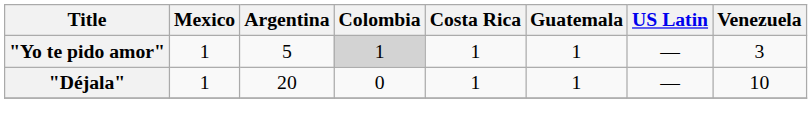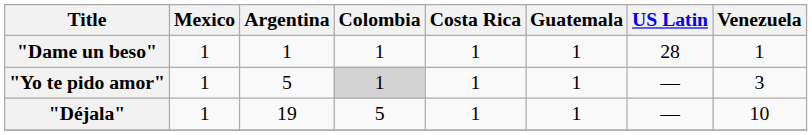+ row: (87, 51)
(287, 82) 20 -> (287, 113) 19
(380, 82) 0 -> (380, 113) 5
